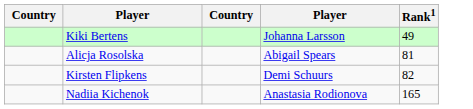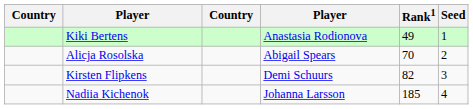+ column: (453, 15)
(304, 36) Johanna Larsson -> (315, 36) Anastasia Rodionova
(408, 56) 81 -> (408, 56) 70
(315, 94) Anastasia Rodionova -> (304, 94) Johanna Larsson
(411, 94) 165 -> (411, 94) 185
